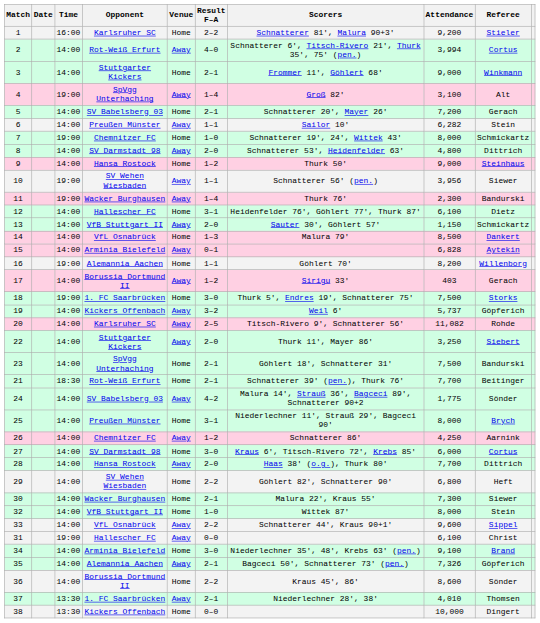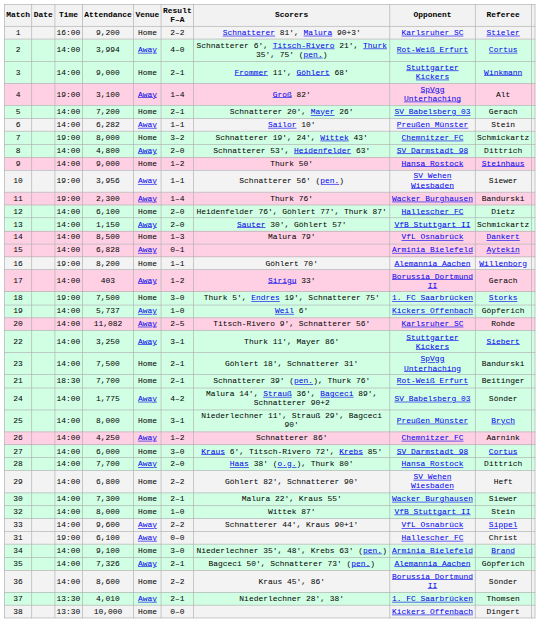columns swapped: (125, 15) <-> (449, 15)
(211, 138) 1–0 -> (177, 138) 3–2
(211, 212) 3–1 -> (177, 212) 2–0
(211, 311) 3–2 -> (177, 311) 1–0
(211, 342) 2–0 -> (177, 342) 3–1
